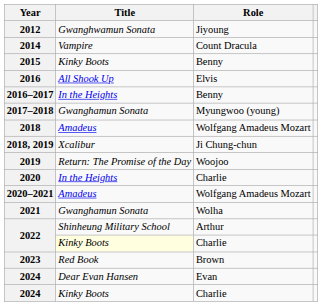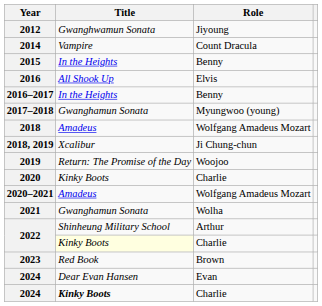(84, 62) Kinky Boots -> (88, 62) In the Heights
(88, 177) In the Heights -> (84, 177) Kinky Boots
(84, 293) normal -> (84, 293) bold
